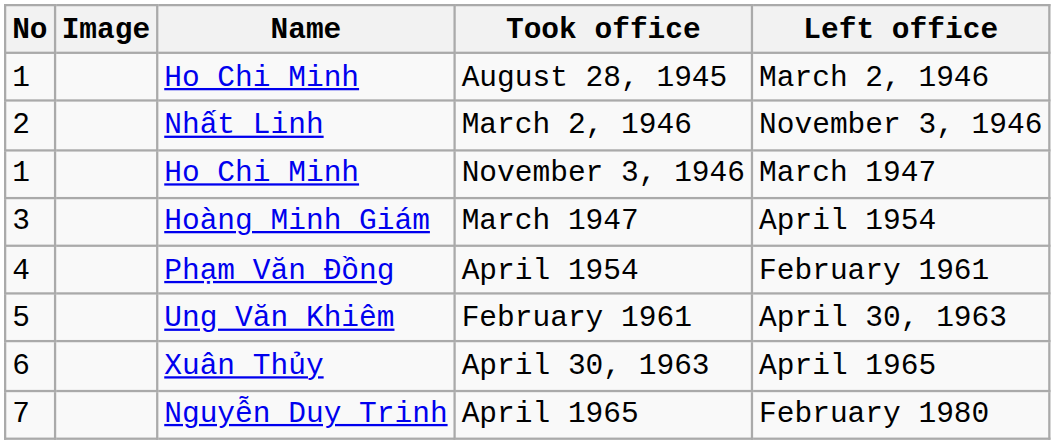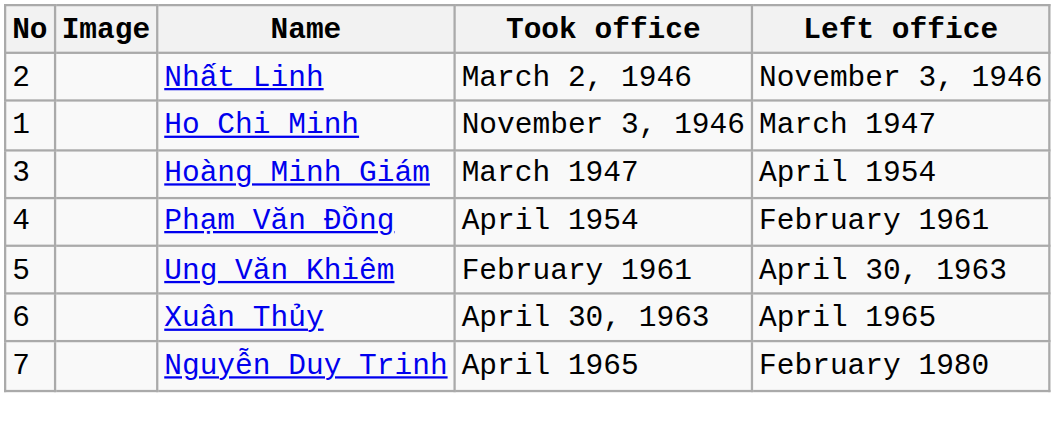- row: (594, 77)
